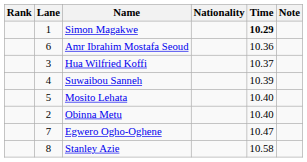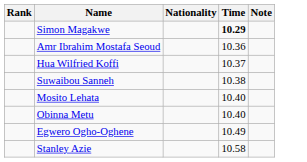- column: (48, 13)
(262, 81) 10.39 -> (233, 81) 10.38
(262, 132) 10.47 -> (233, 132) 10.49
